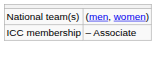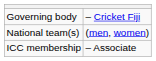+ row: (42, 16)
